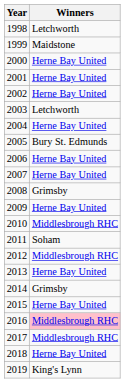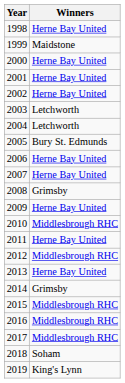(55, 28) Letchworth -> (69, 28) Herne Bay United
(69, 126) Herne Bay United -> (55, 126) Letchworth
(46, 239) Soham -> (69, 239) Herne Bay United
(69, 304) Herne Bay United -> (75, 304) Middlesbrough RHC
(75, 321) pink background -> (75, 321) no background
(69, 353) Herne Bay United -> (46, 353) Soham
